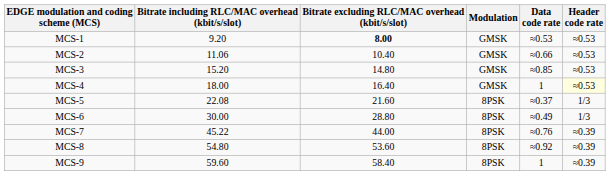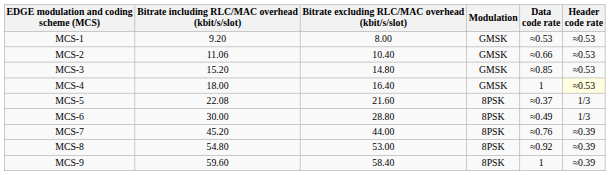(383, 39) bold -> (383, 39) normal
(218, 132) 45.22 -> (218, 132) 45.20
(383, 147) 53.60 -> (383, 147) 53.00
